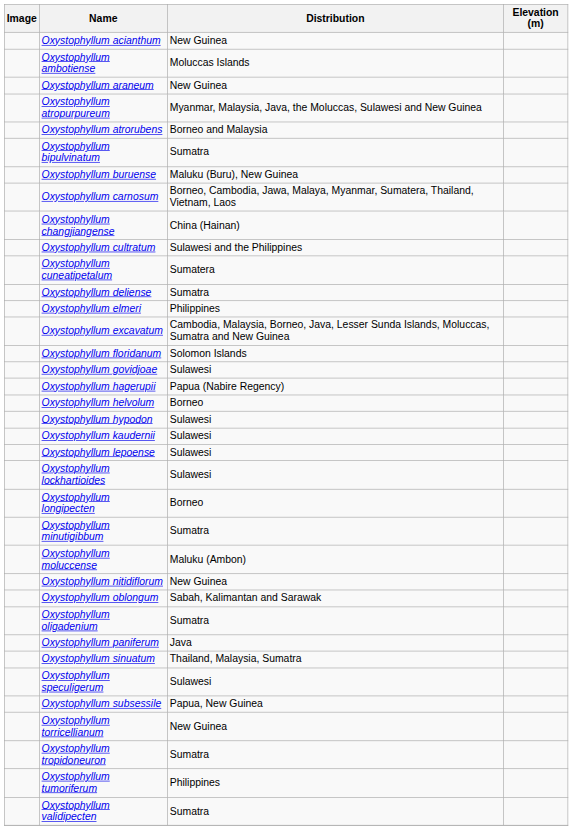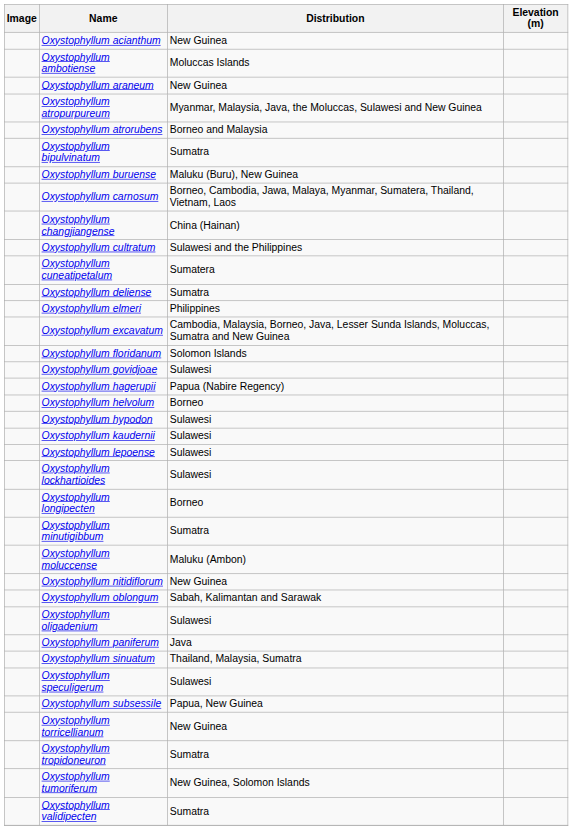(189, 620) Sumatra -> (191, 620) Sulawesi
(195, 783) Philippines -> (240, 783) New Guinea, Solomon Islands
